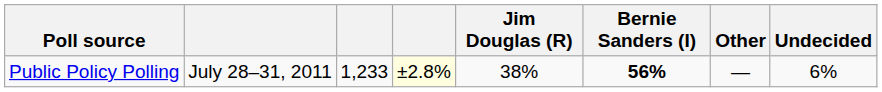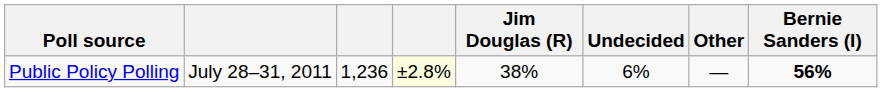columns swapped: (647, 30) <-> (823, 41)
(364, 71) 1,233 -> (364, 71) 1,236
